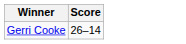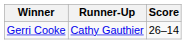+ column: (107, 13)
